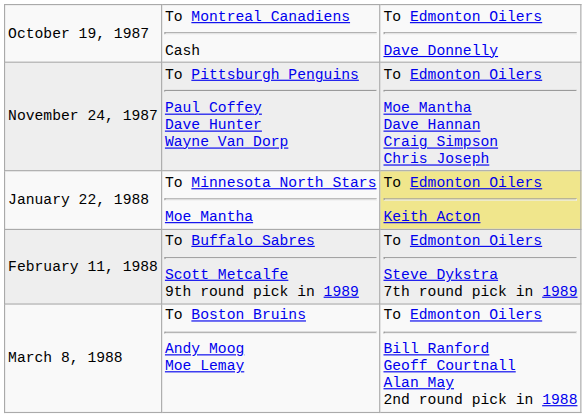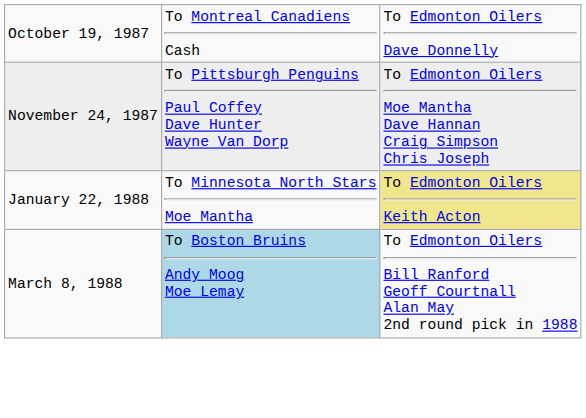- row: (83, 266)
(271, 341) no background -> (271, 266) lightblue background
